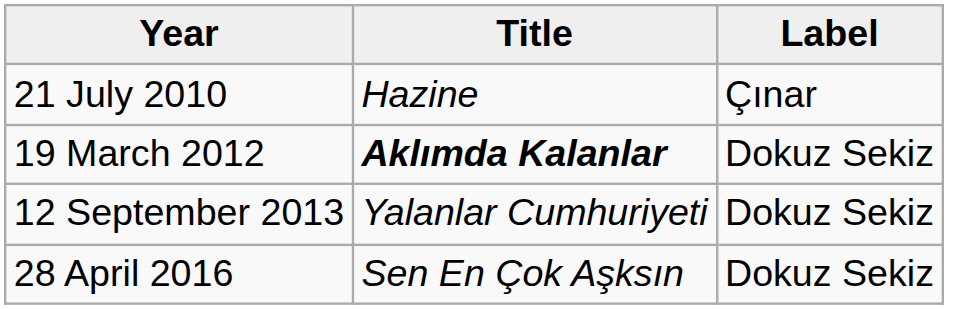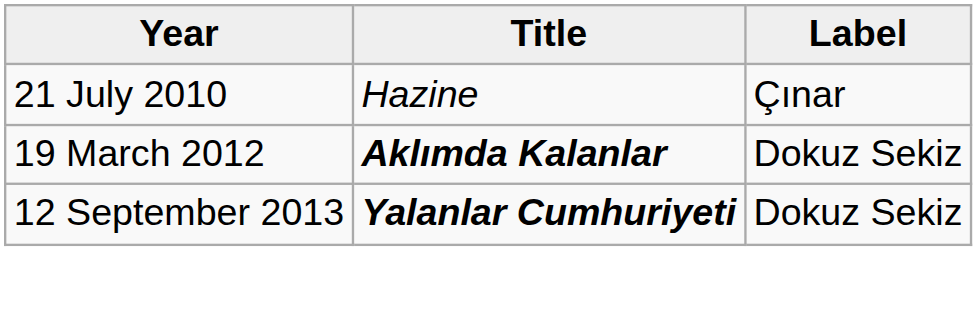(535, 213) normal -> (549, 213) bold
- row: (124, 272)
